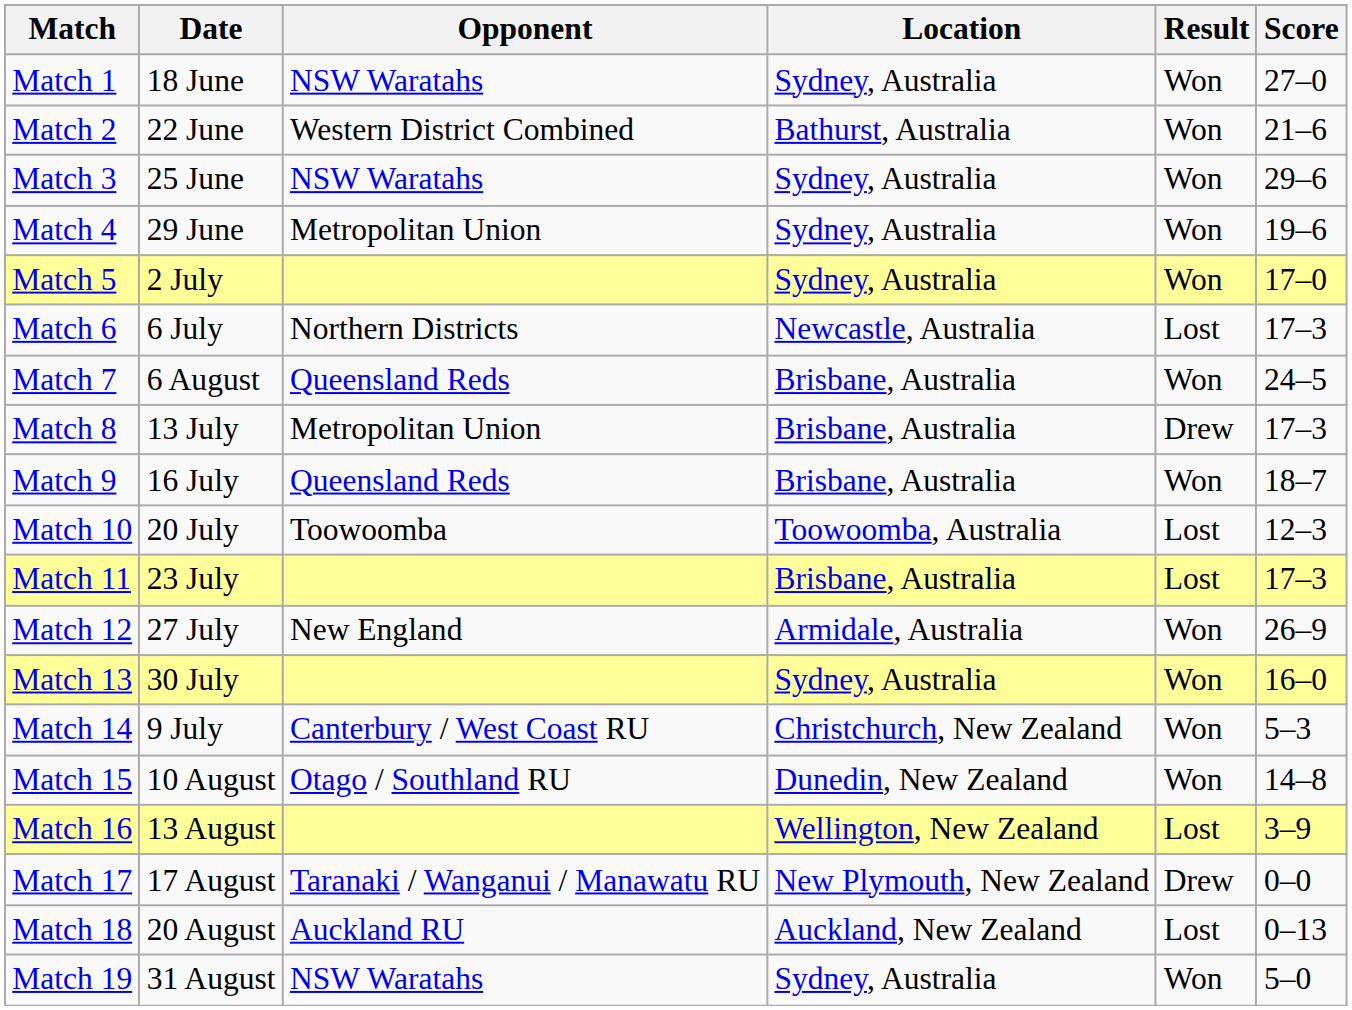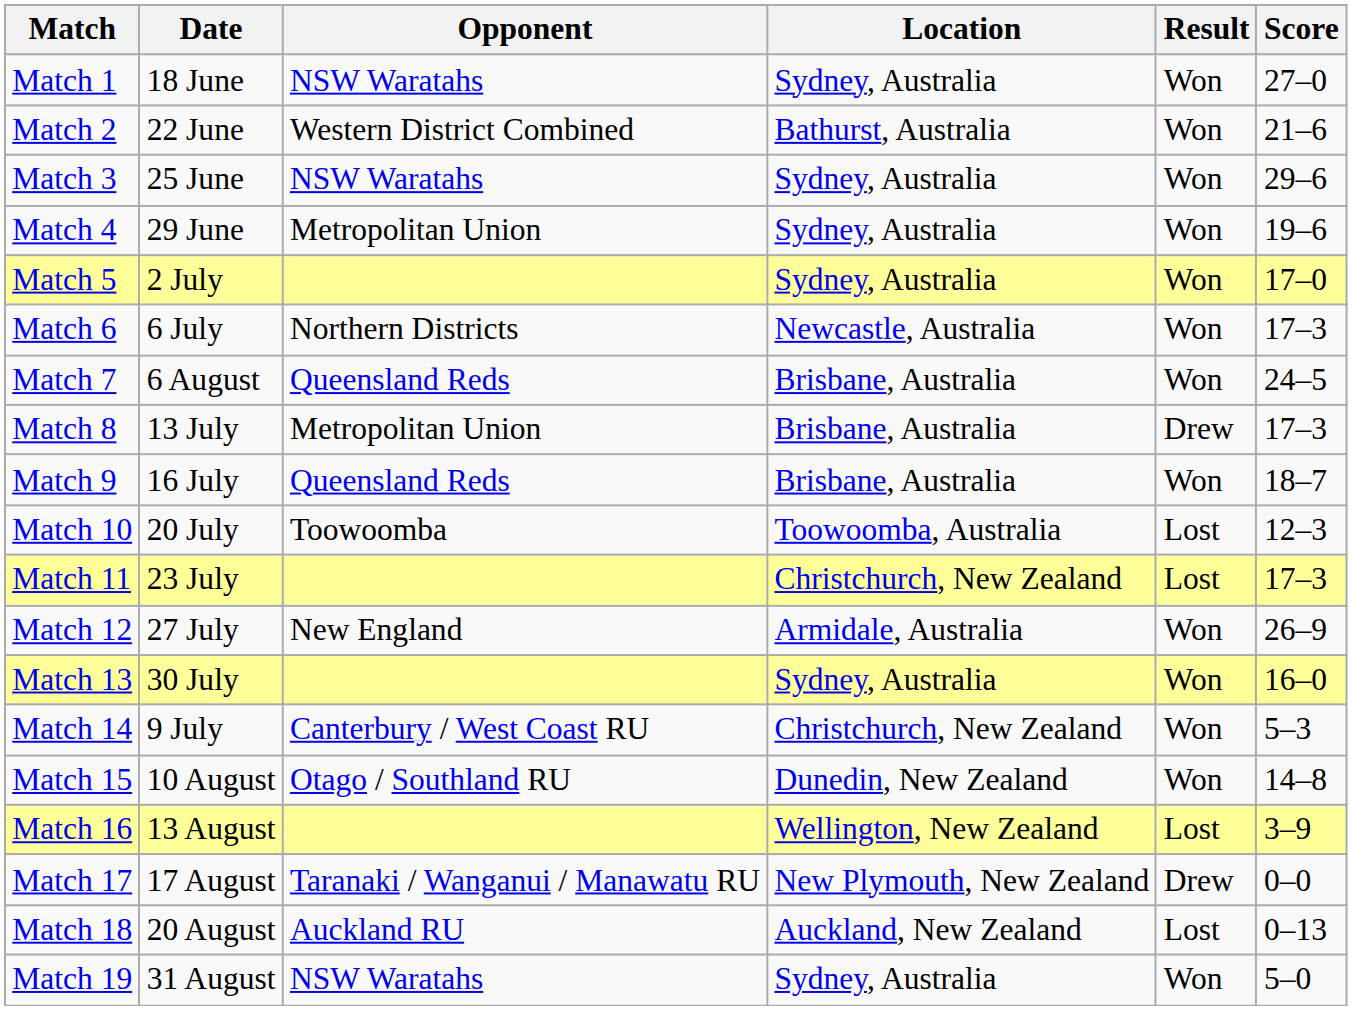(1192, 329) Lost -> (1193, 329) Won
(895, 579) Brisbane, Australia -> (948, 579) Christchurch, New Zealand
